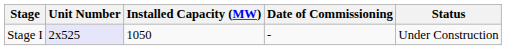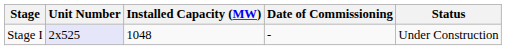(139, 34) 1050 -> (139, 34) 1048
